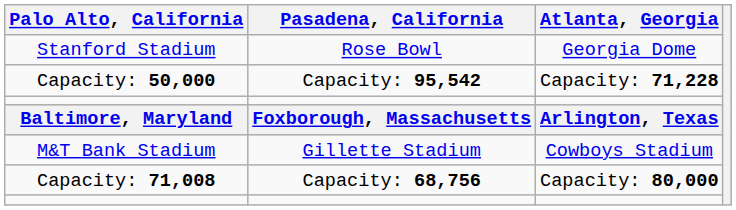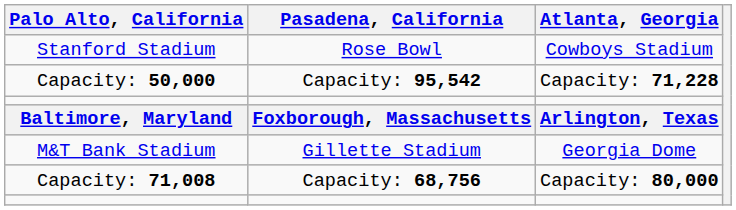(629, 50) Georgia Dome -> (629, 50) Cowboys Stadium
(629, 150) Cowboys Stadium -> (629, 150) Georgia Dome
